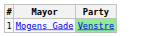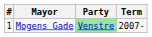+ column: (132, 11)
